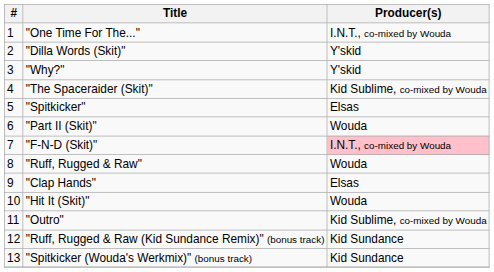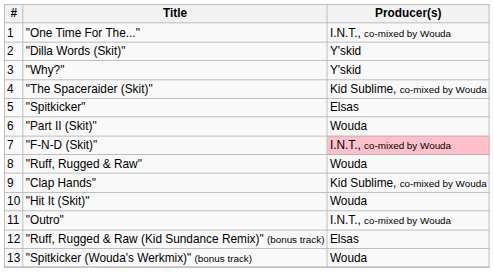(344, 182) Elsas -> (408, 182) Kid Sublime, co-mixed by Wouda
(408, 220) Kid Sublime, co-mixed by Wouda -> (390, 220) I.N.T., co-mixed by Wouda
(367, 239) Kid Sundance -> (344, 239) Elsas
(367, 257) Kid Sundance -> (349, 257) Wouda
